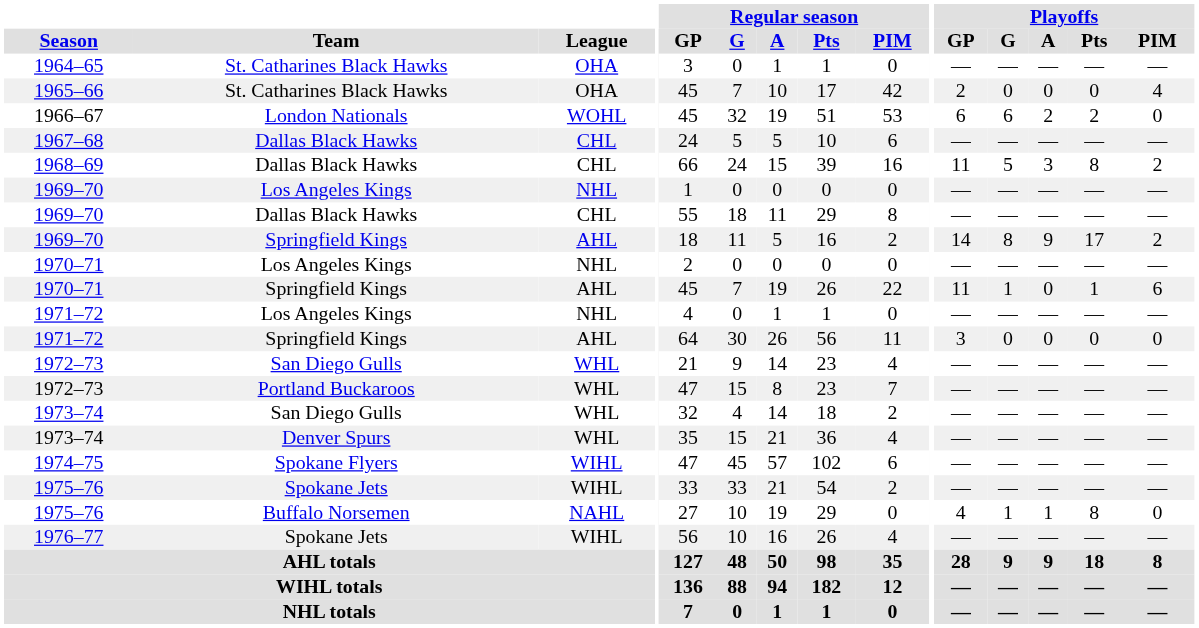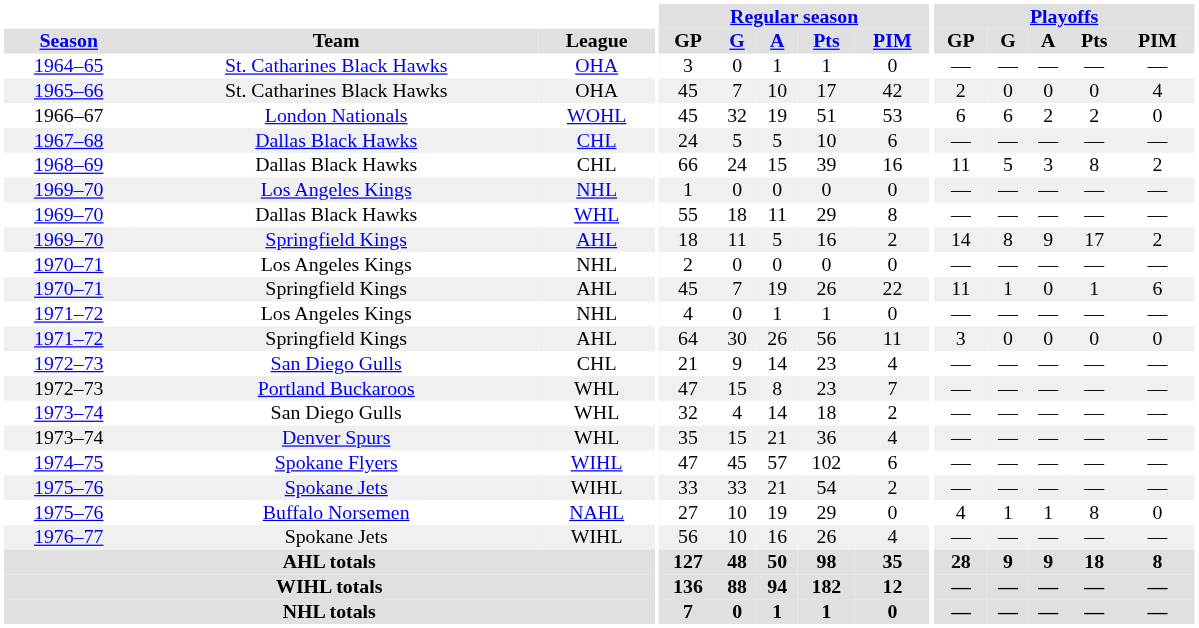(597, 214) CHL -> (597, 214) WHL
(597, 363) WHL -> (597, 363) CHL
